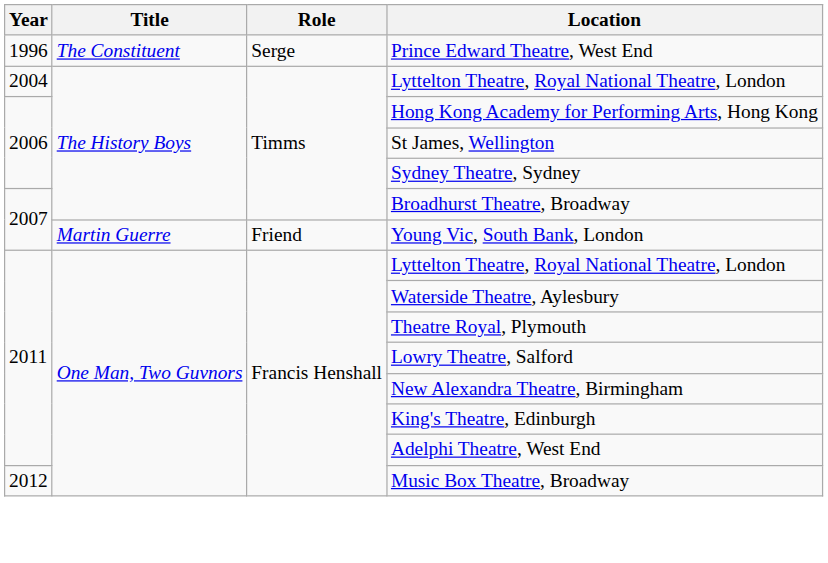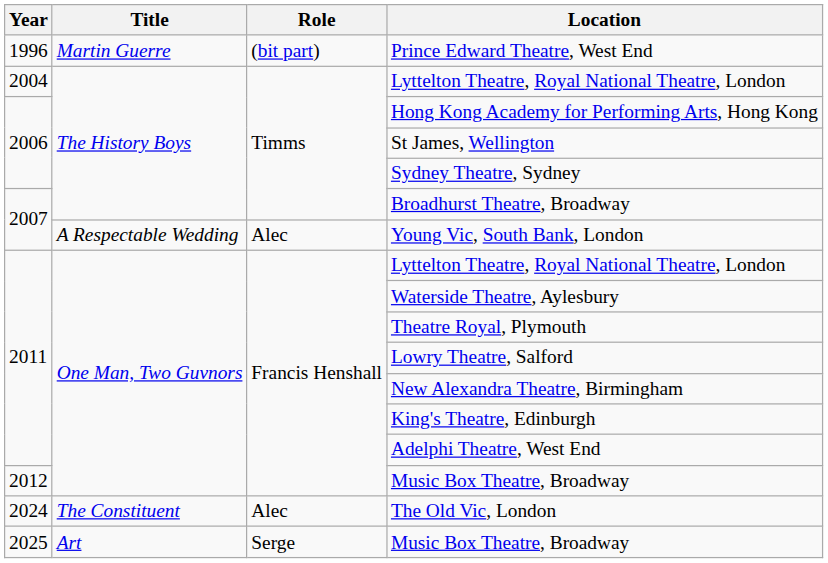(118, 50) The Constituent -> (114, 50) Martin Guerre
(273, 50) Serge -> (285, 50) (bit part)
(114, 234) Martin Guerre -> (148, 234) A Respectable Wedding
(277, 234) Friend -> (270, 234) Alec
+ row: (28, 511)
+ row: (28, 541)
